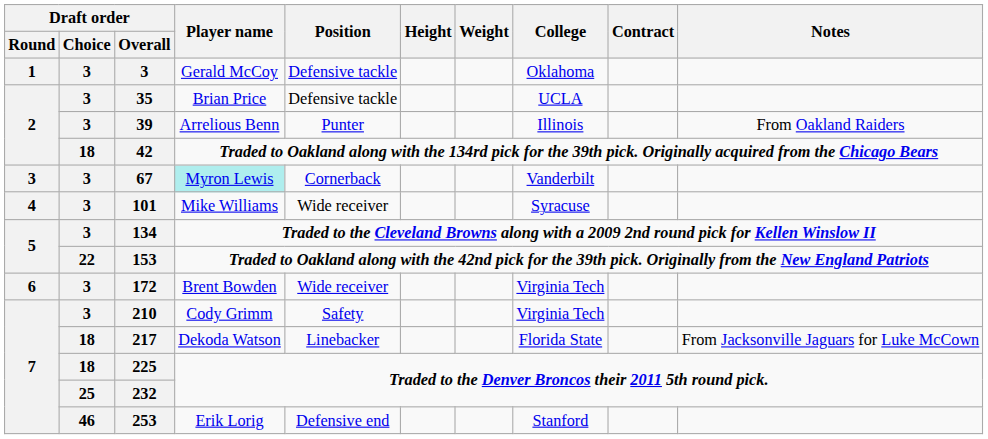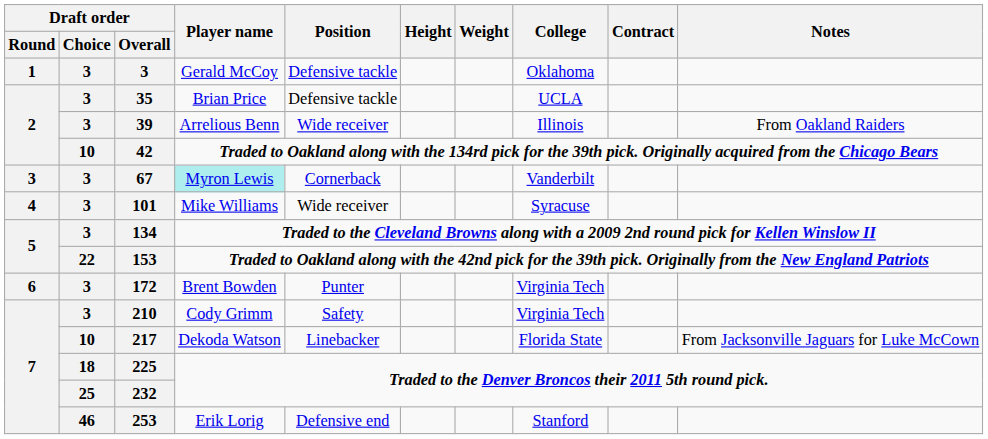(343, 125) Punter -> (343, 125) Wide receiver
(87, 152) 18 -> (87, 152) 10
(343, 286) Wide receiver -> (343, 286) Punter
(87, 339) 18 -> (87, 339) 10
